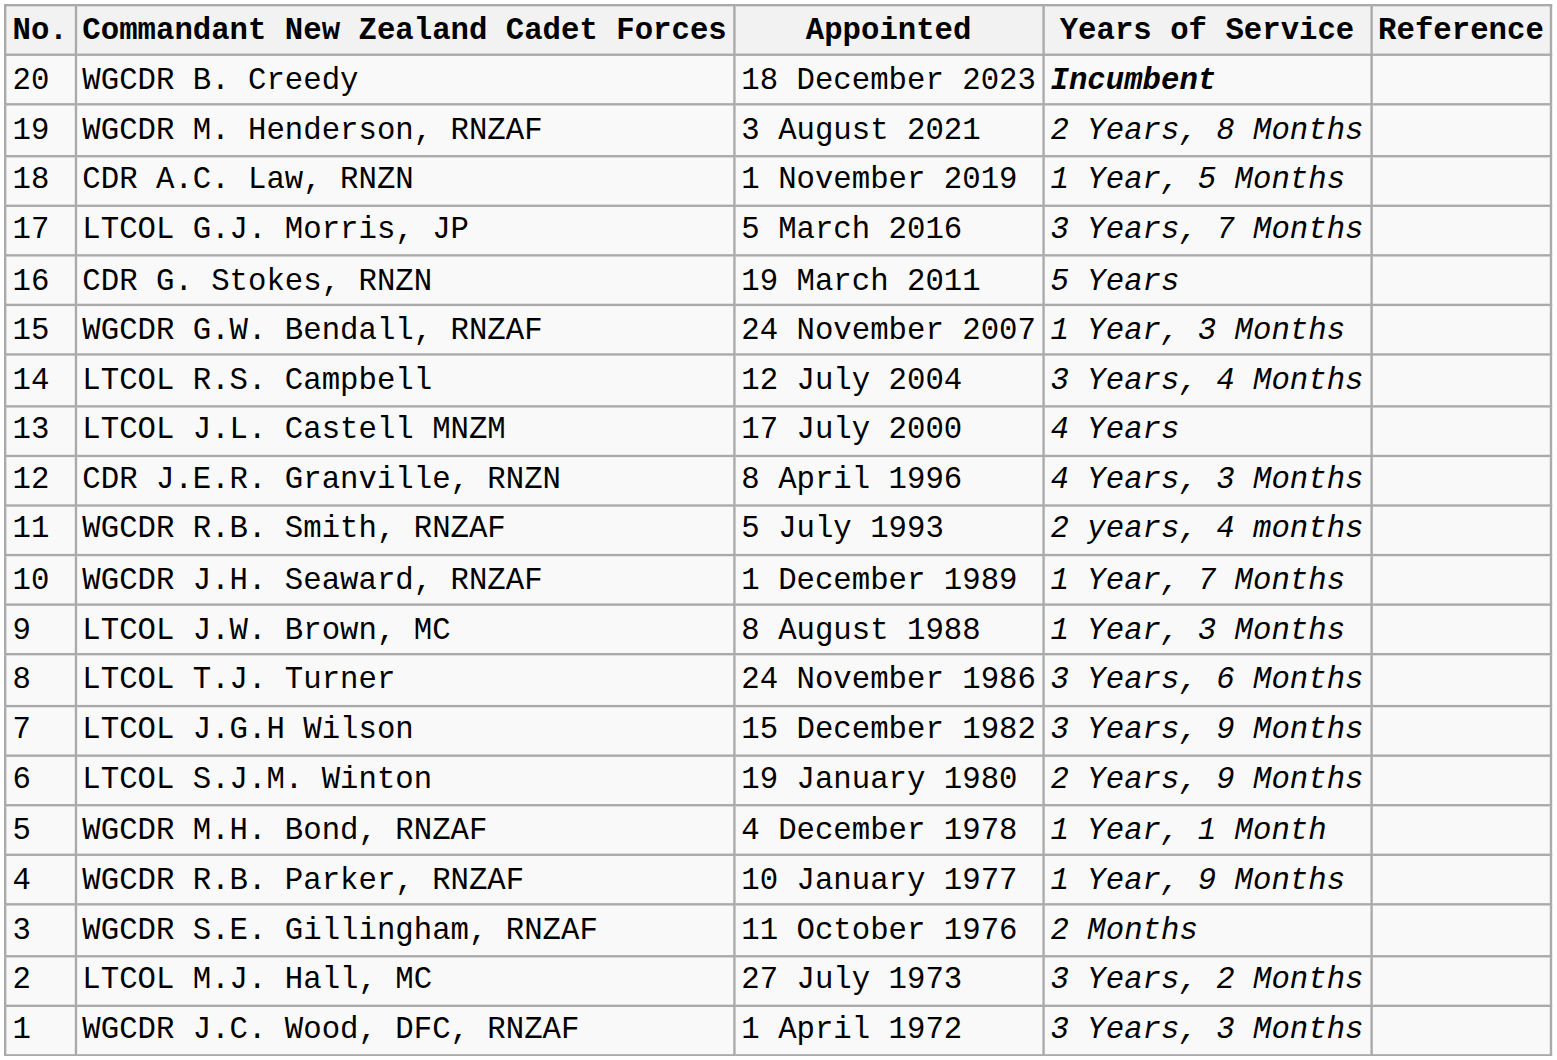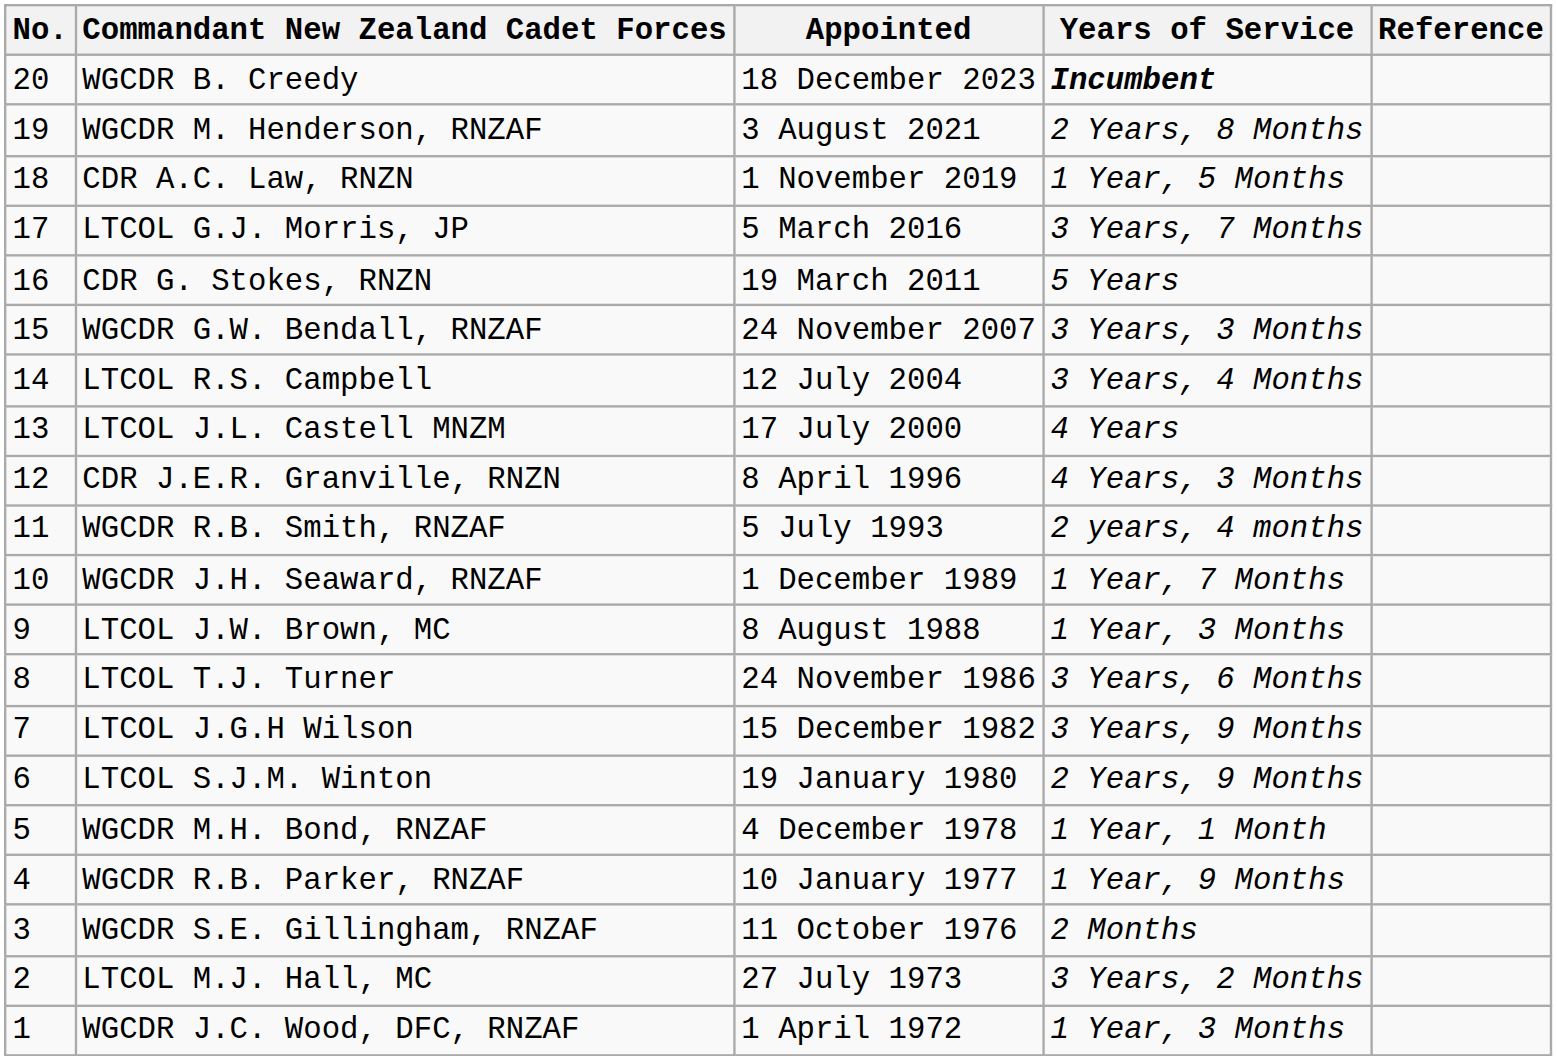(1198, 330) 1 Year, 3 Months -> (1207, 330) 3 Years, 3 Months
(1207, 1030) 3 Years, 3 Months -> (1198, 1030) 1 Year, 3 Months
